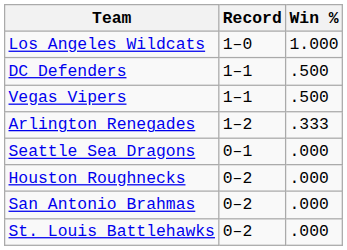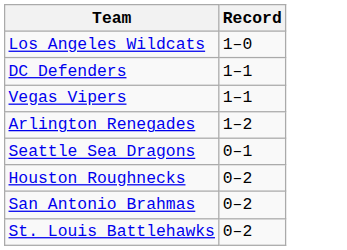- column: (314, 18)
